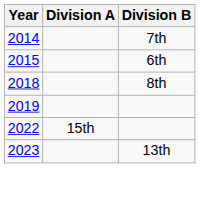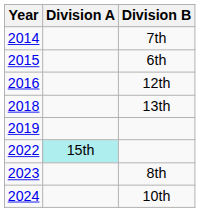+ row: (24, 83)
(156, 83) 8th -> (156, 106) 13th
(81, 128) no background -> (81, 151) paleturquoise background
(156, 151) 13th -> (156, 173) 8th
+ row: (24, 196)
